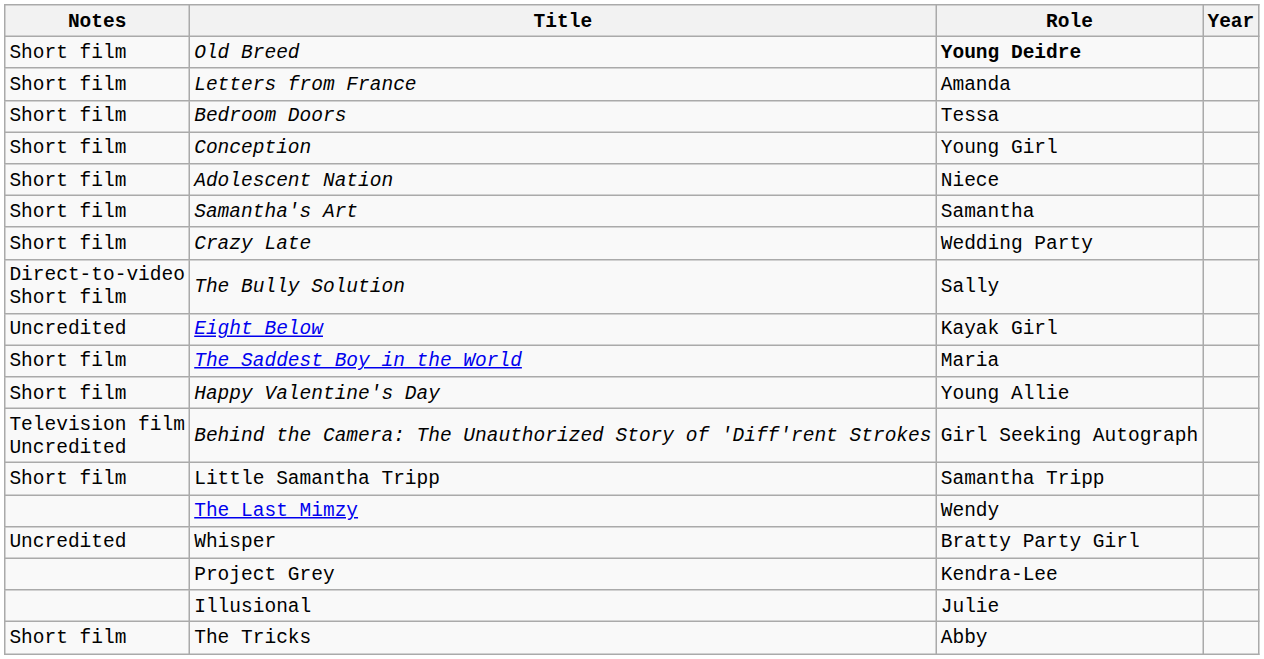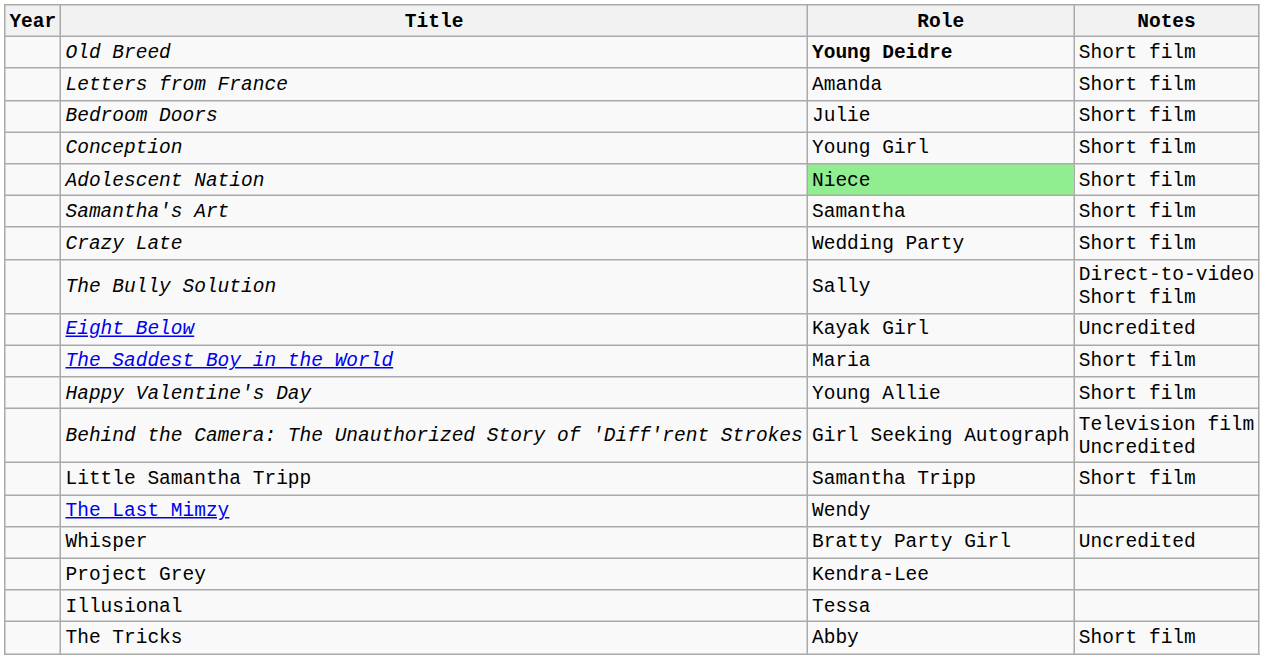columns swapped: (1231, 21) <-> (97, 21)
(970, 116) Tessa -> (841, 116) Julie
(970, 180) no background -> (841, 180) lightgreen background
(970, 606) Julie -> (841, 606) Tessa
